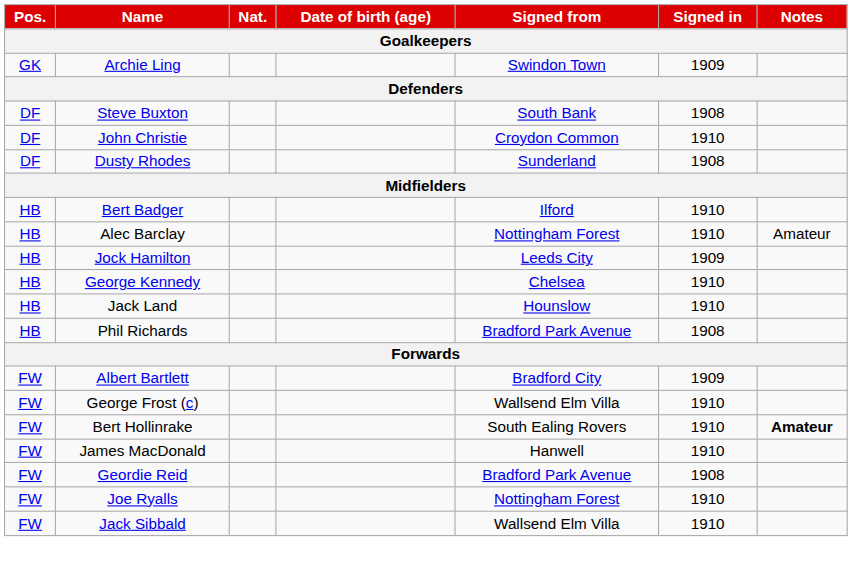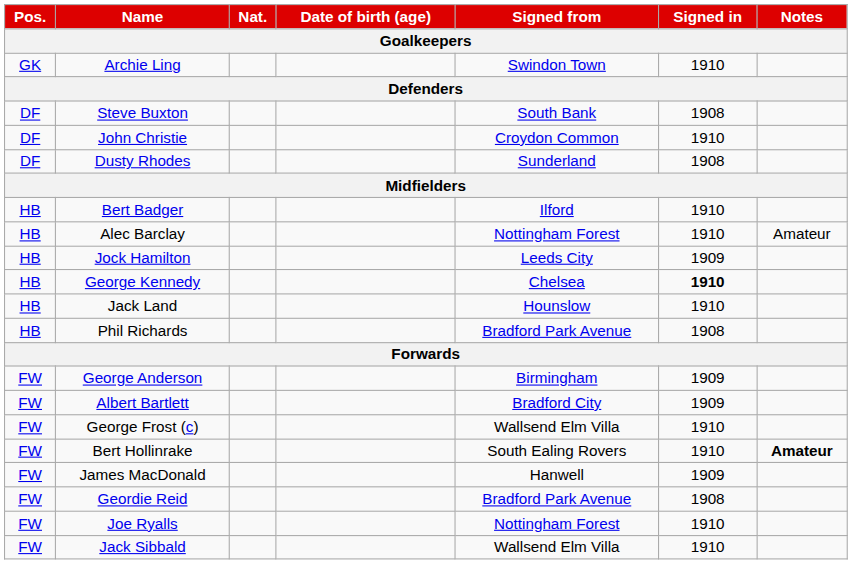(708, 65) 1909 -> (708, 65) 1910
(708, 282) normal -> (708, 282) bold
+ row: (143, 379)
(708, 451) 1910 -> (708, 475) 1909
